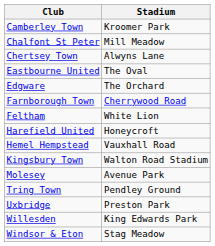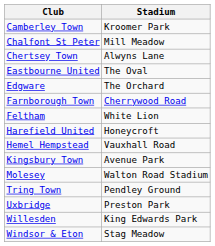(156, 160) Walton Road Stadium -> (134, 160) Avenue Park
(134, 175) Avenue Park -> (156, 175) Walton Road Stadium
